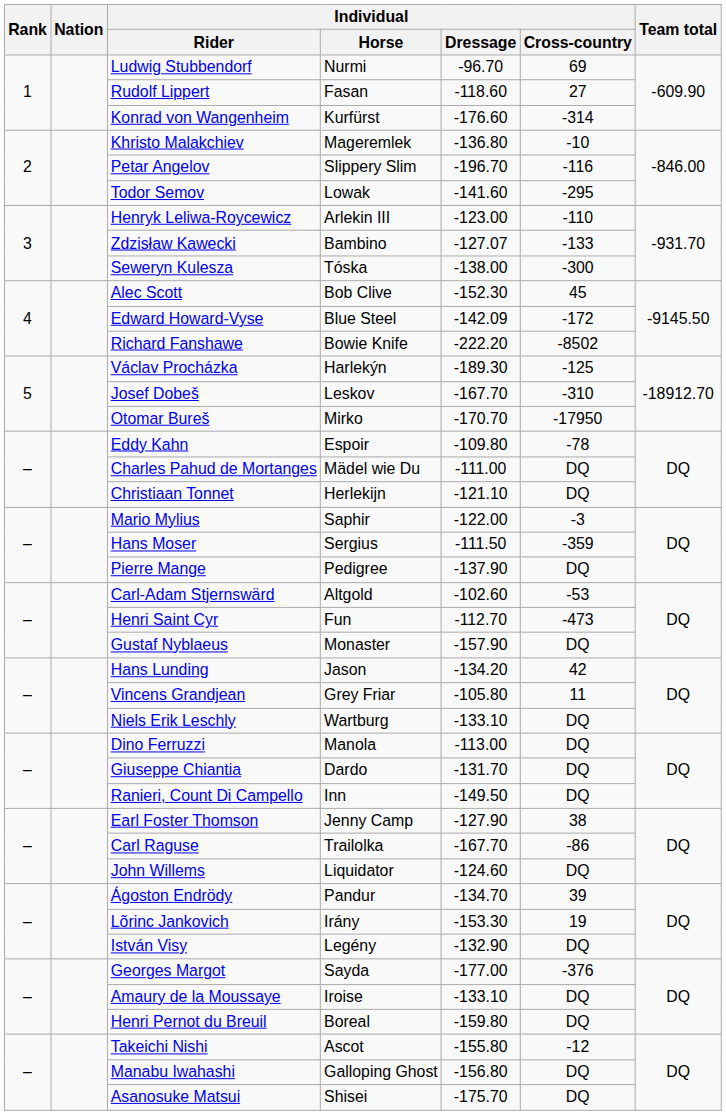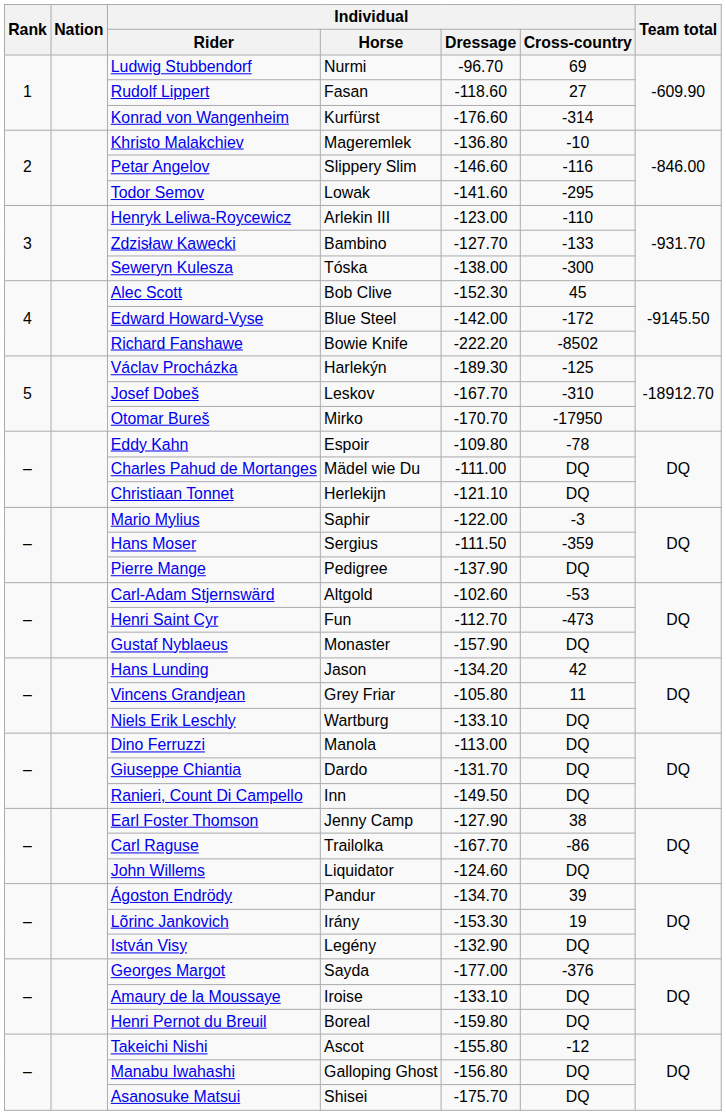(481, 167) -196.70 -> (481, 167) -146.60
(481, 243) -127.07 -> (481, 243) -127.70
(481, 318) -142.09 -> (481, 318) -142.00
